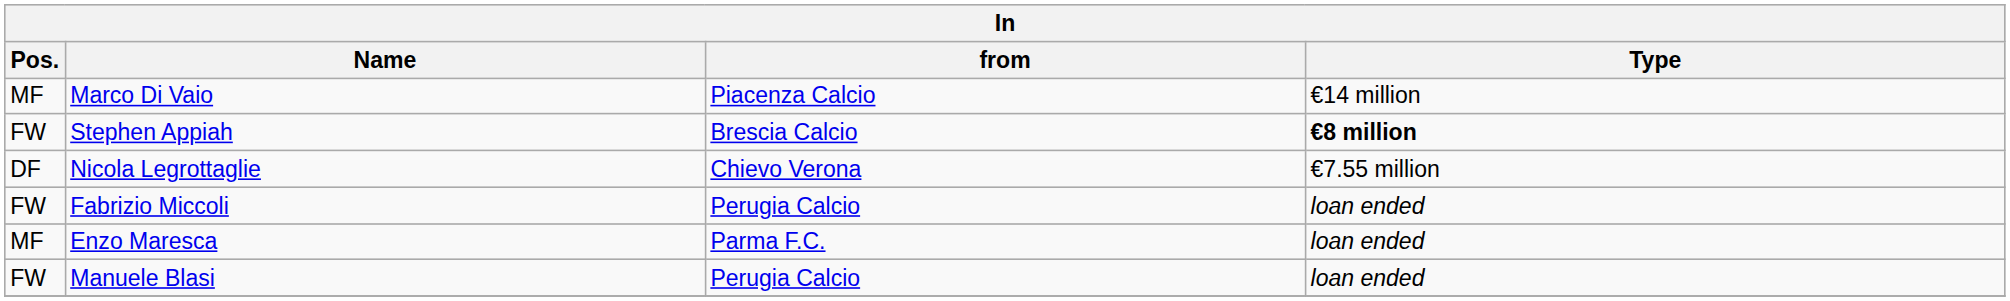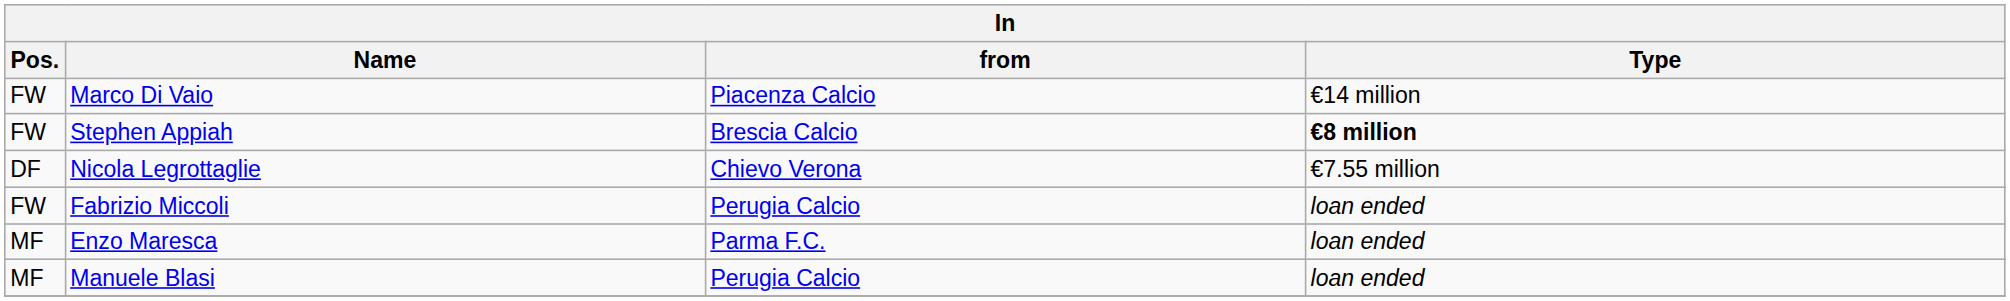(27, 96) MF -> (28, 96) FW
(28, 278) FW -> (27, 278) MF
